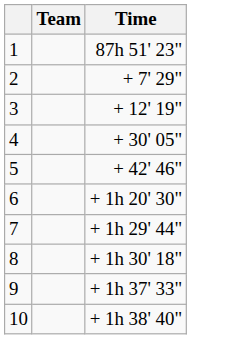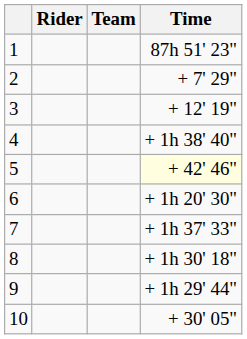+ column: (60, 19)
(148, 139) + 30' 05" -> (191, 139) + 1h 38' 40"
(148, 169) no background -> (203, 169) lightyellow background
(136, 229) + 1h 29' 44" -> (191, 229) + 1h 37' 33"
(136, 288) + 1h 37' 33" -> (191, 288) + 1h 29' 44"
(136, 318) + 1h 38' 40" -> (203, 318) + 30' 05"
